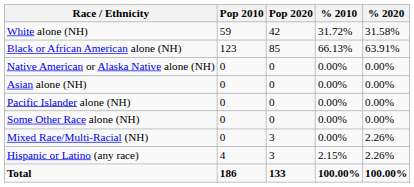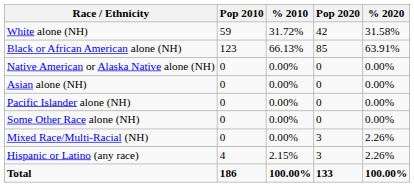columns swapped: (291, 13) <-> (339, 13)
